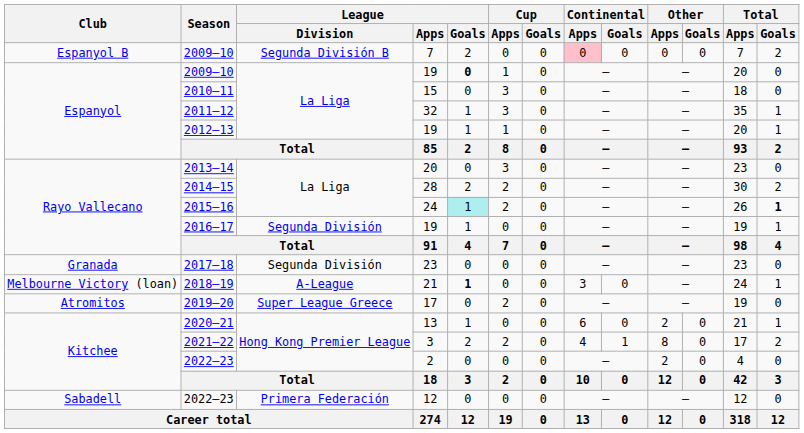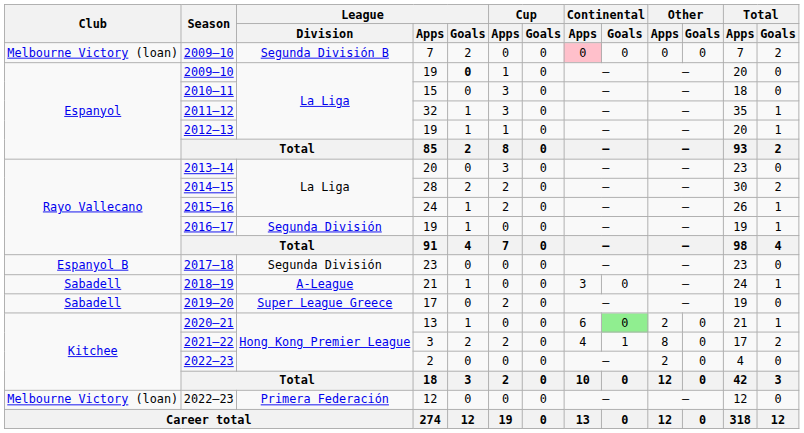(93, 53) Espanyol B -> (93, 53) Melbourne Victory (loan)
(468, 207) paleturquoise background -> (468, 207) no background
(778, 207) bold -> (778, 207) normal
(93, 265) Granada -> (93, 265) Espanyol B
(93, 284) Melbourne Victory (loan) -> (93, 284) Sabadell
(468, 284) bold -> (468, 284) normal
(93, 303) Atromitos -> (93, 303) Sabadell
(625, 323) no background -> (625, 323) lightgreen background
(93, 400) Sabadell -> (93, 400) Melbourne Victory (loan)
